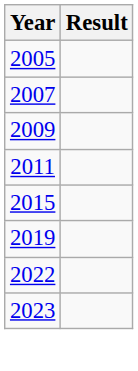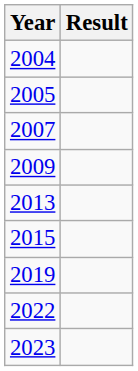+ row: (33, 58)
- row: (33, 166)
+ row: (33, 202)
